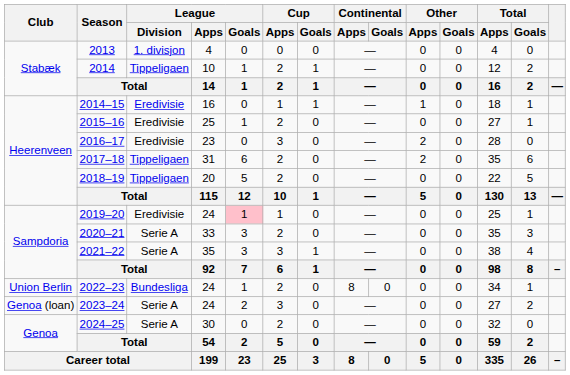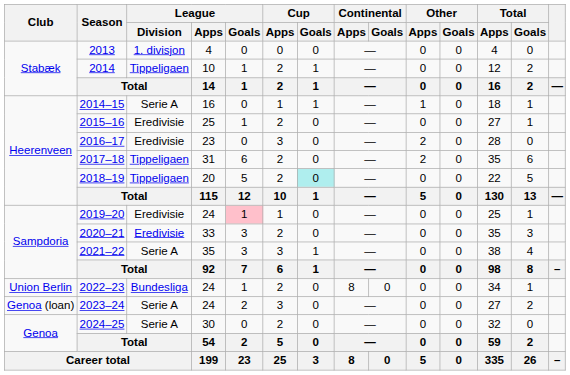(159, 104) Eredivisie -> (159, 104) Serie A
(316, 178) no background -> (316, 178) paleturquoise background
(159, 232) Serie A -> (159, 232) Eredivisie
